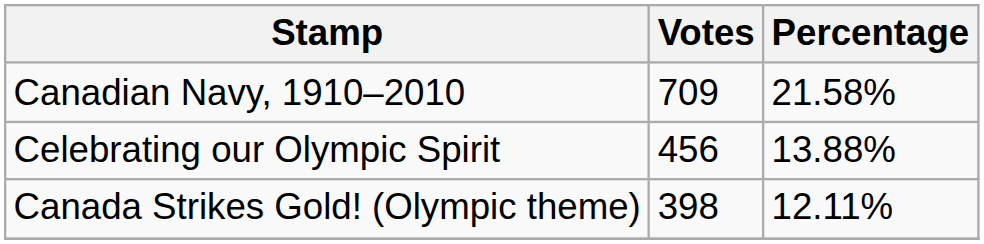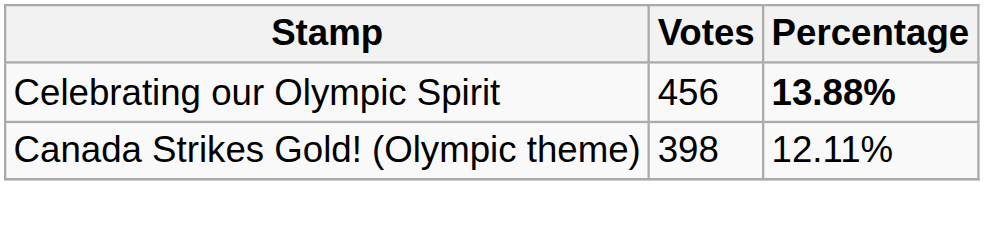- row: (239, 91)
(834, 149) normal -> (834, 91) bold
